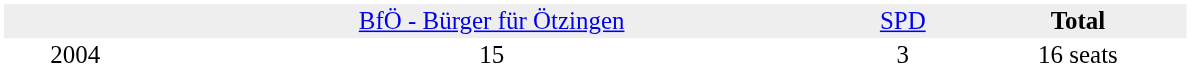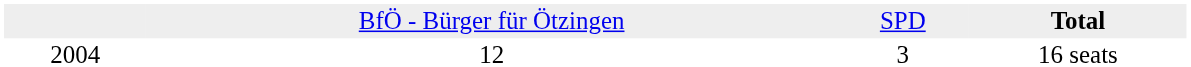(492, 55) 15 -> (492, 55) 12
